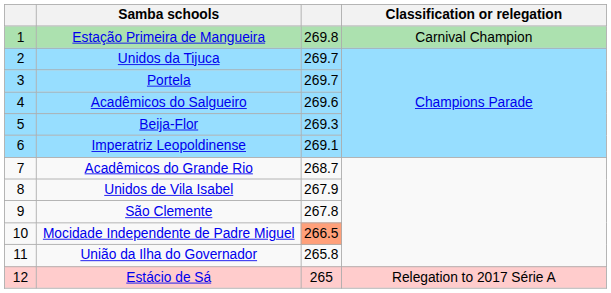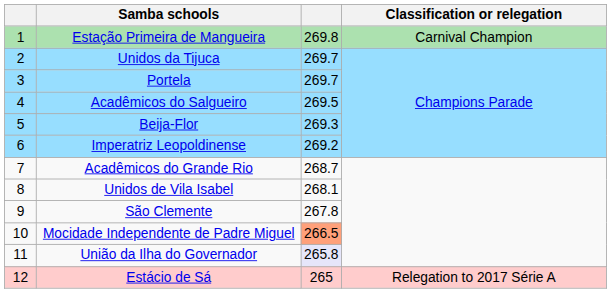(321, 102) 269.6 -> (321, 102) 269.5
(321, 146) 269.1 -> (321, 146) 269.2
(321, 189) 267.9 -> (321, 189) 268.1
(321, 255) no background -> (321, 255) lavender background
